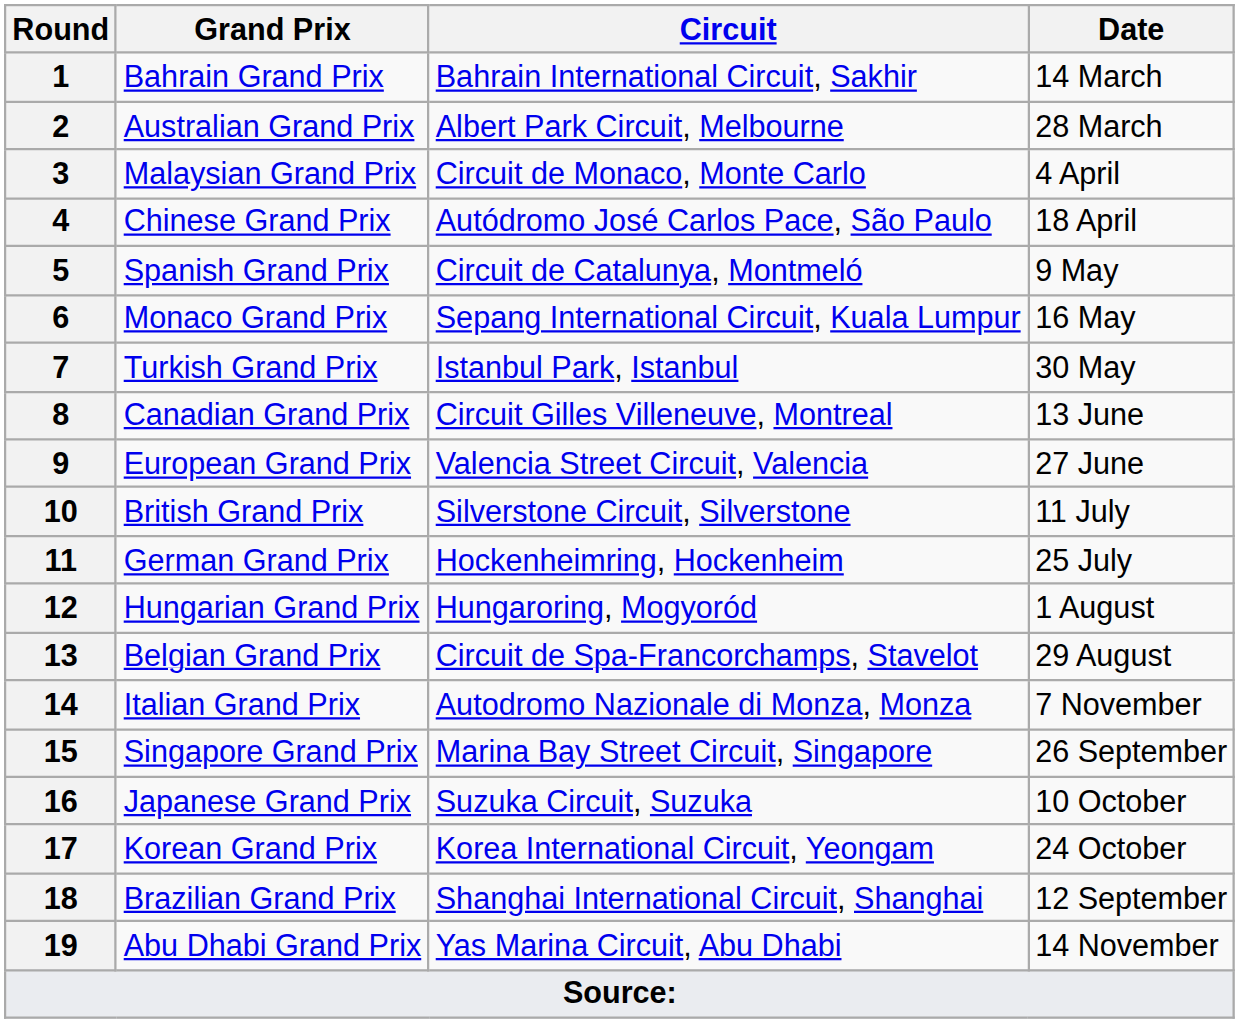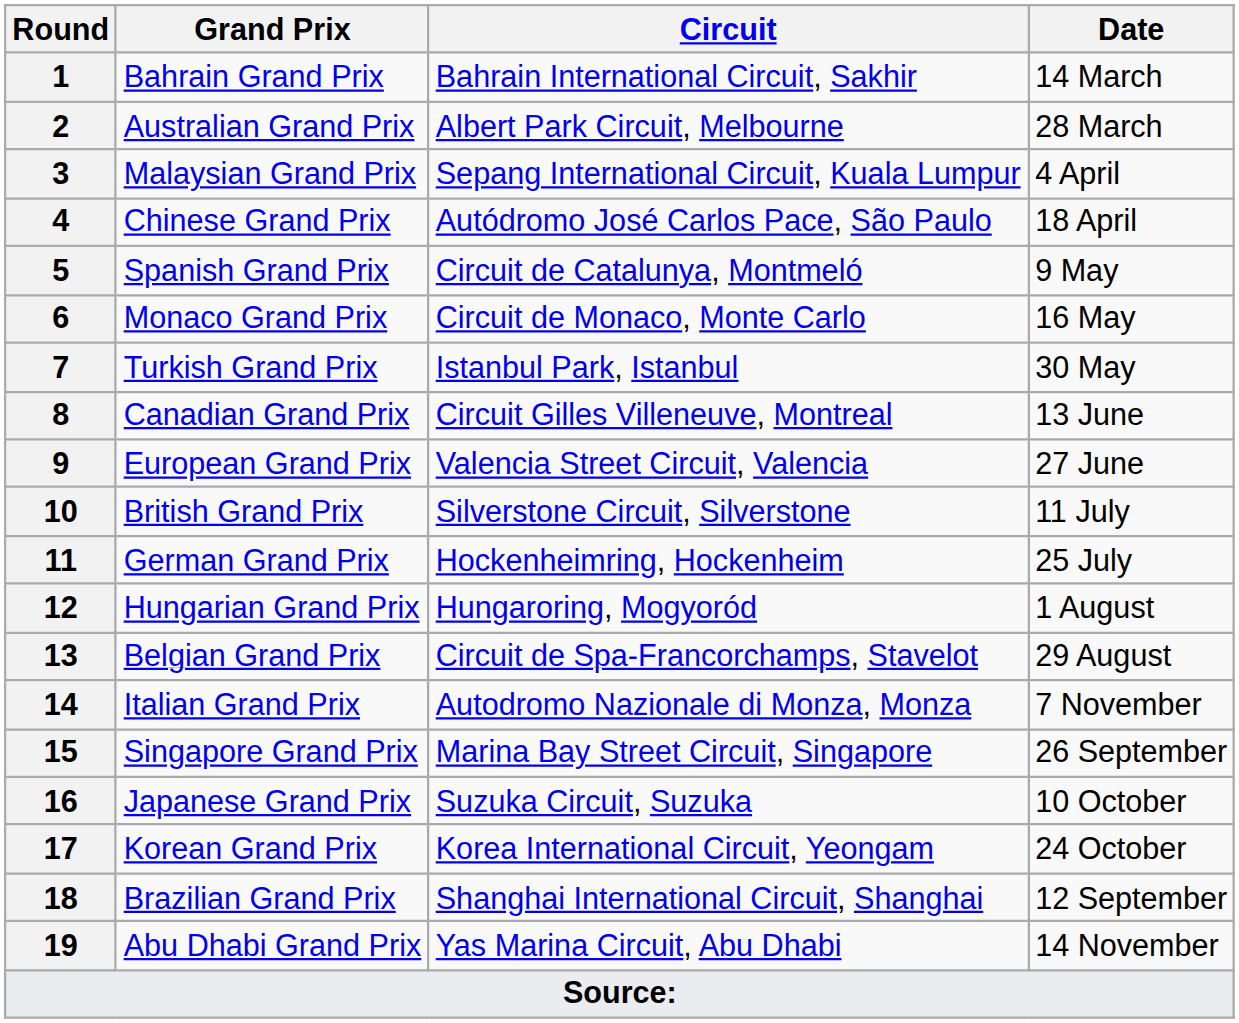(651, 174) Circuit de Monaco, Monte Carlo -> (728, 174) Sepang International Circuit, Kuala Lumpur
(728, 318) Sepang International Circuit, Kuala Lumpur -> (651, 318) Circuit de Monaco, Monte Carlo
